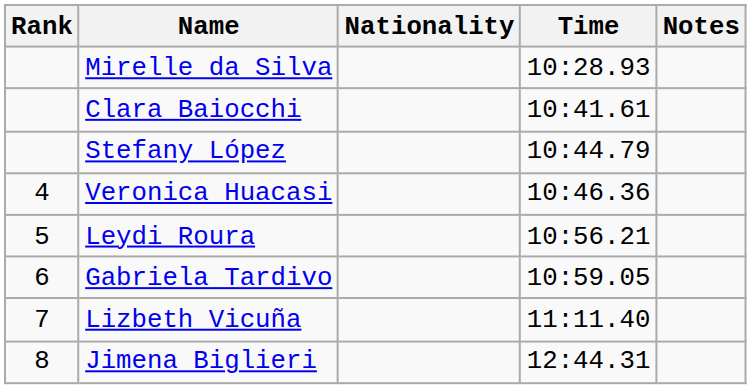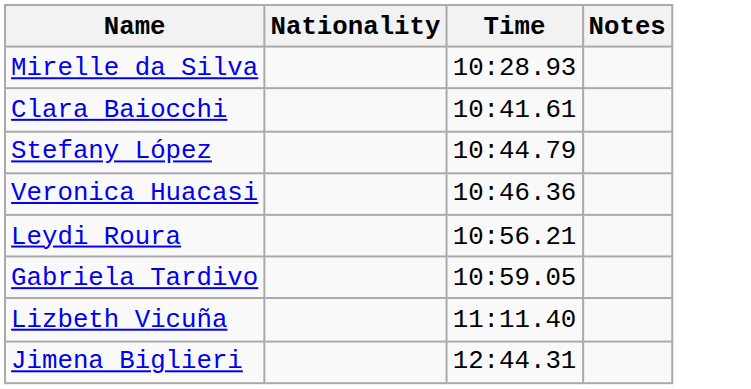- column: (42, 26)
